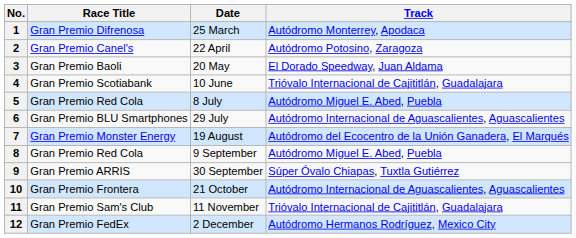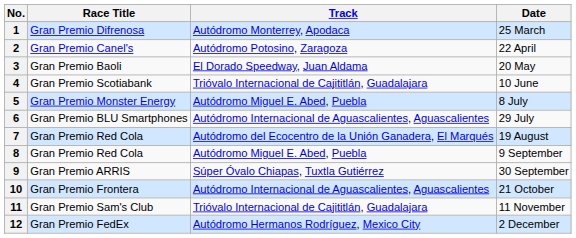columns swapped: (419, 13) <-> (228, 13)
(87, 101) Gran Premio Red Cola -> (103, 101) Gran Premio Monster Energy
(103, 136) Gran Premio Monster Energy -> (87, 136) Gran Premio Red Cola
